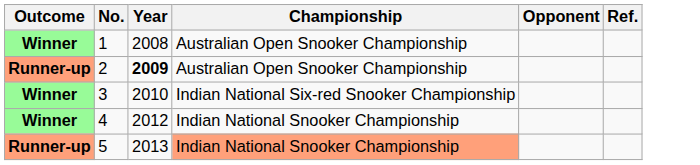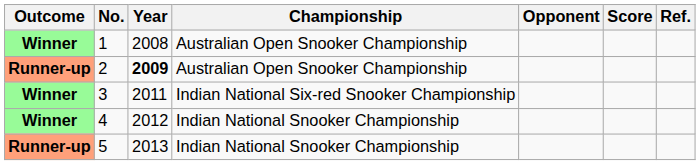+ column: (630, 17)
(150, 95) 2010 -> (150, 95) 2011
(317, 146) lightsalmon background -> (317, 146) no background
